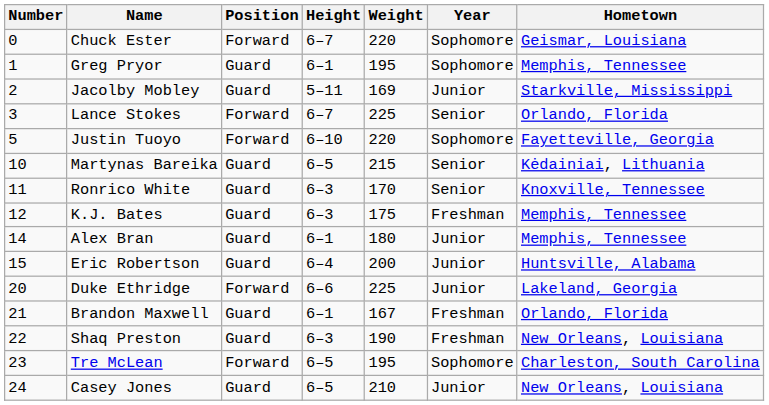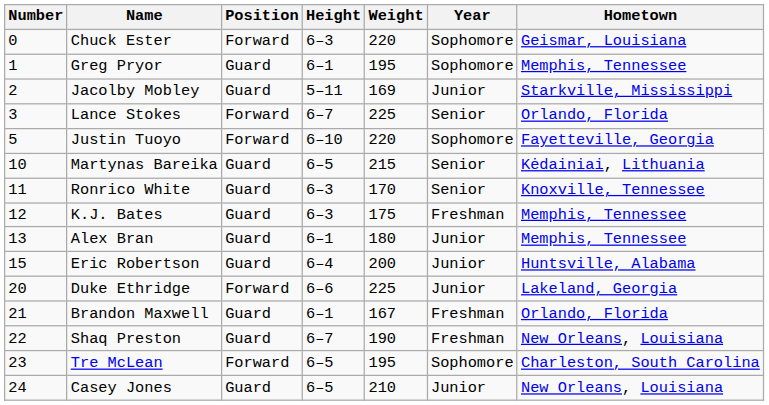(320, 42) 6–7 -> (320, 42) 6–3
(17, 240) 14 -> (17, 240) 13
(320, 339) 6–3 -> (320, 339) 6–7
